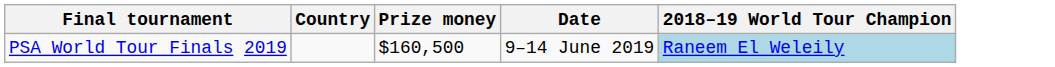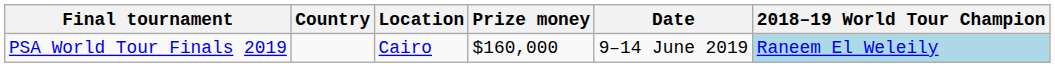+ column: (421, 19)
(421, 48) $160,500 -> (515, 48) $160,000
